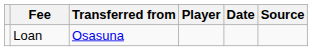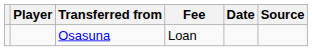columns swapped: (201, 14) <-> (40, 14)
